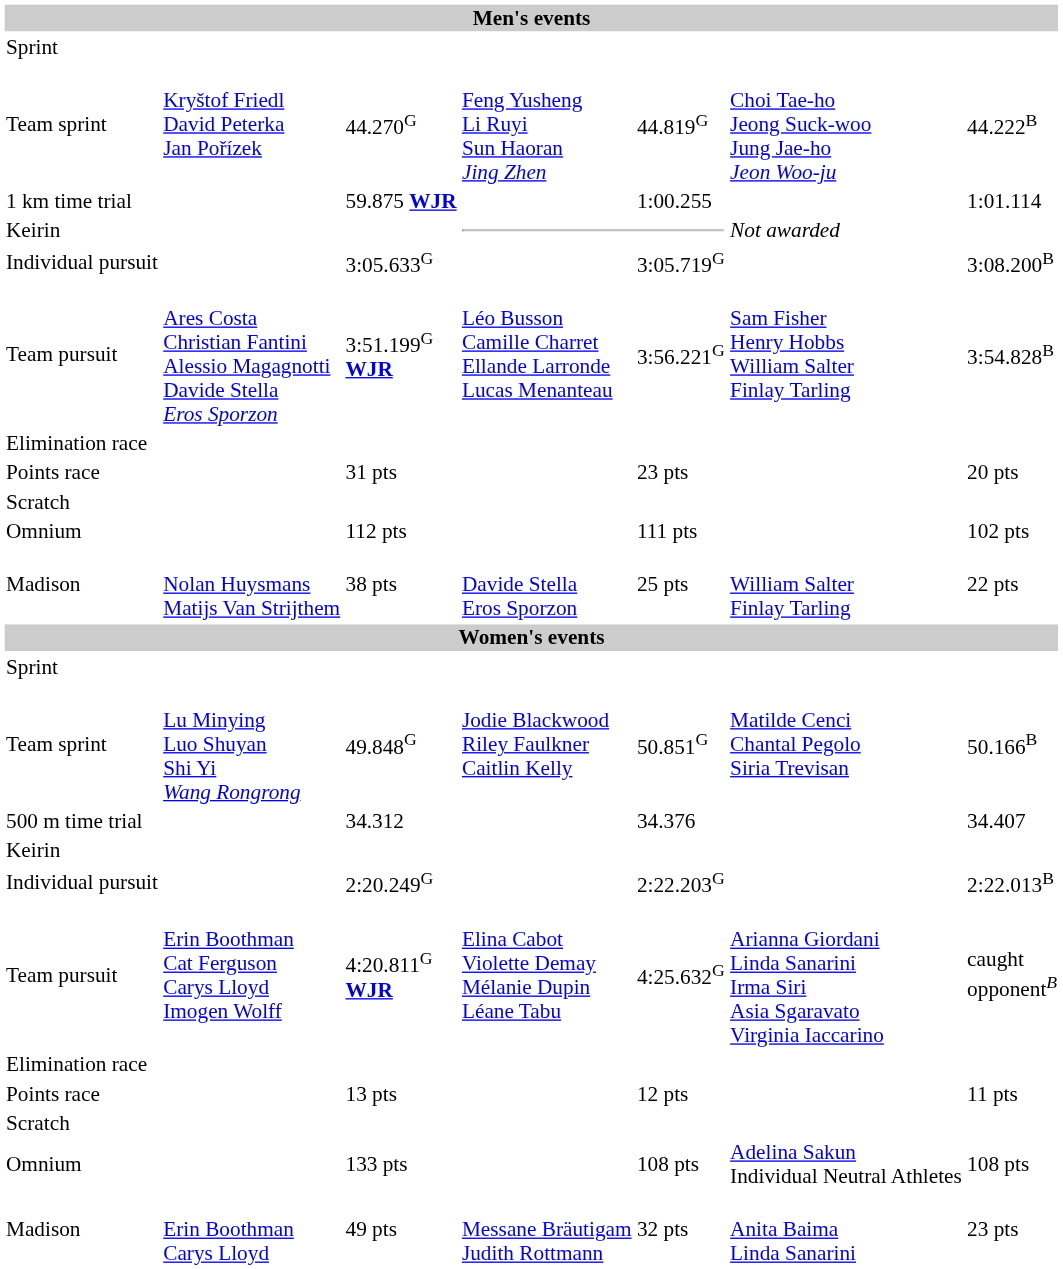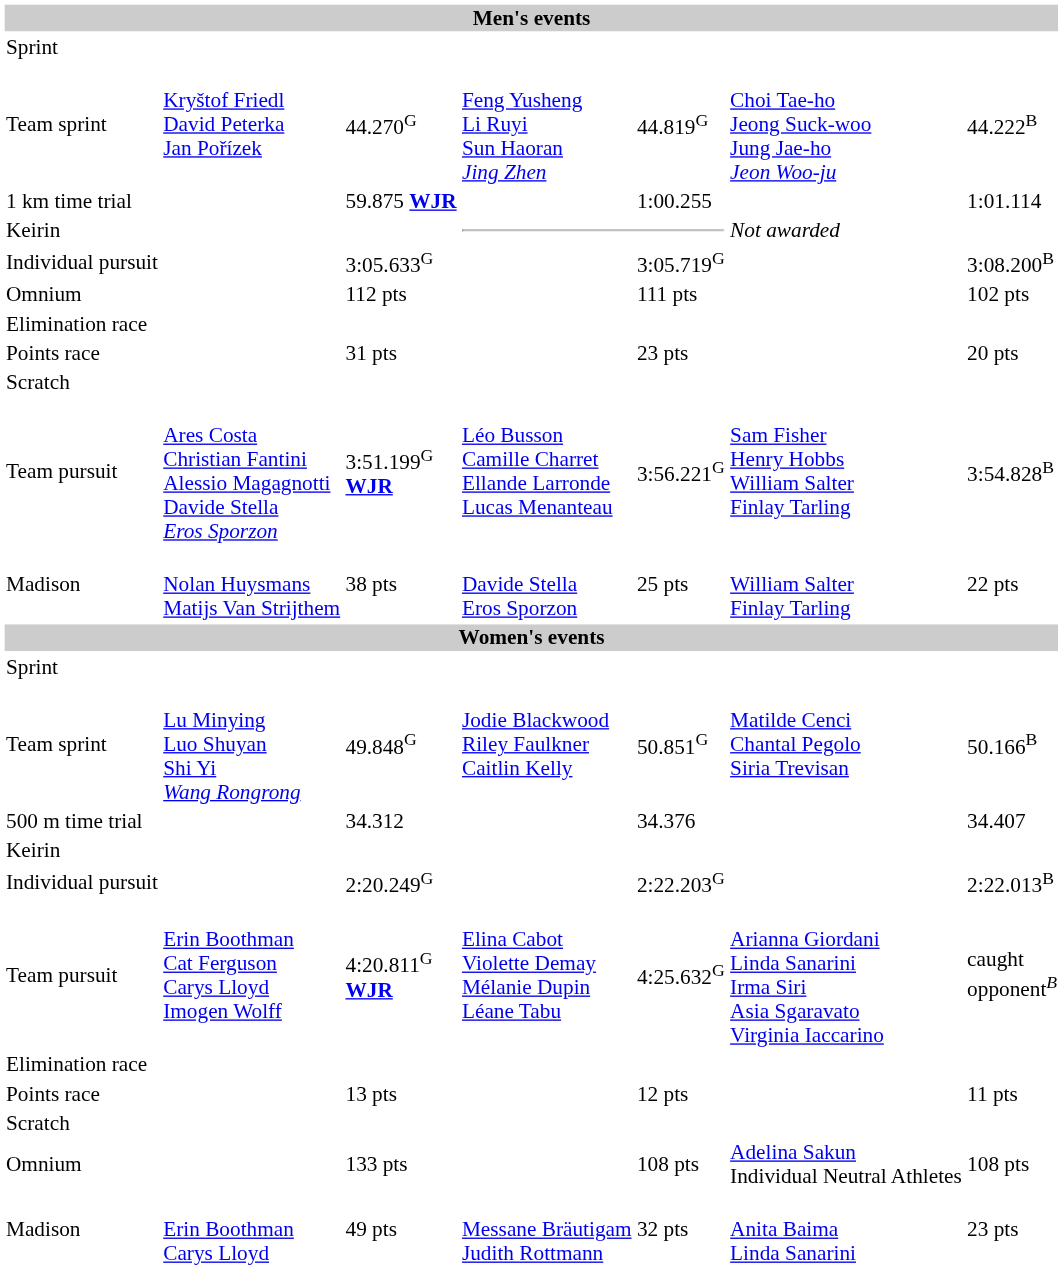rows swapped: (62, 354) <-> (44, 531)
